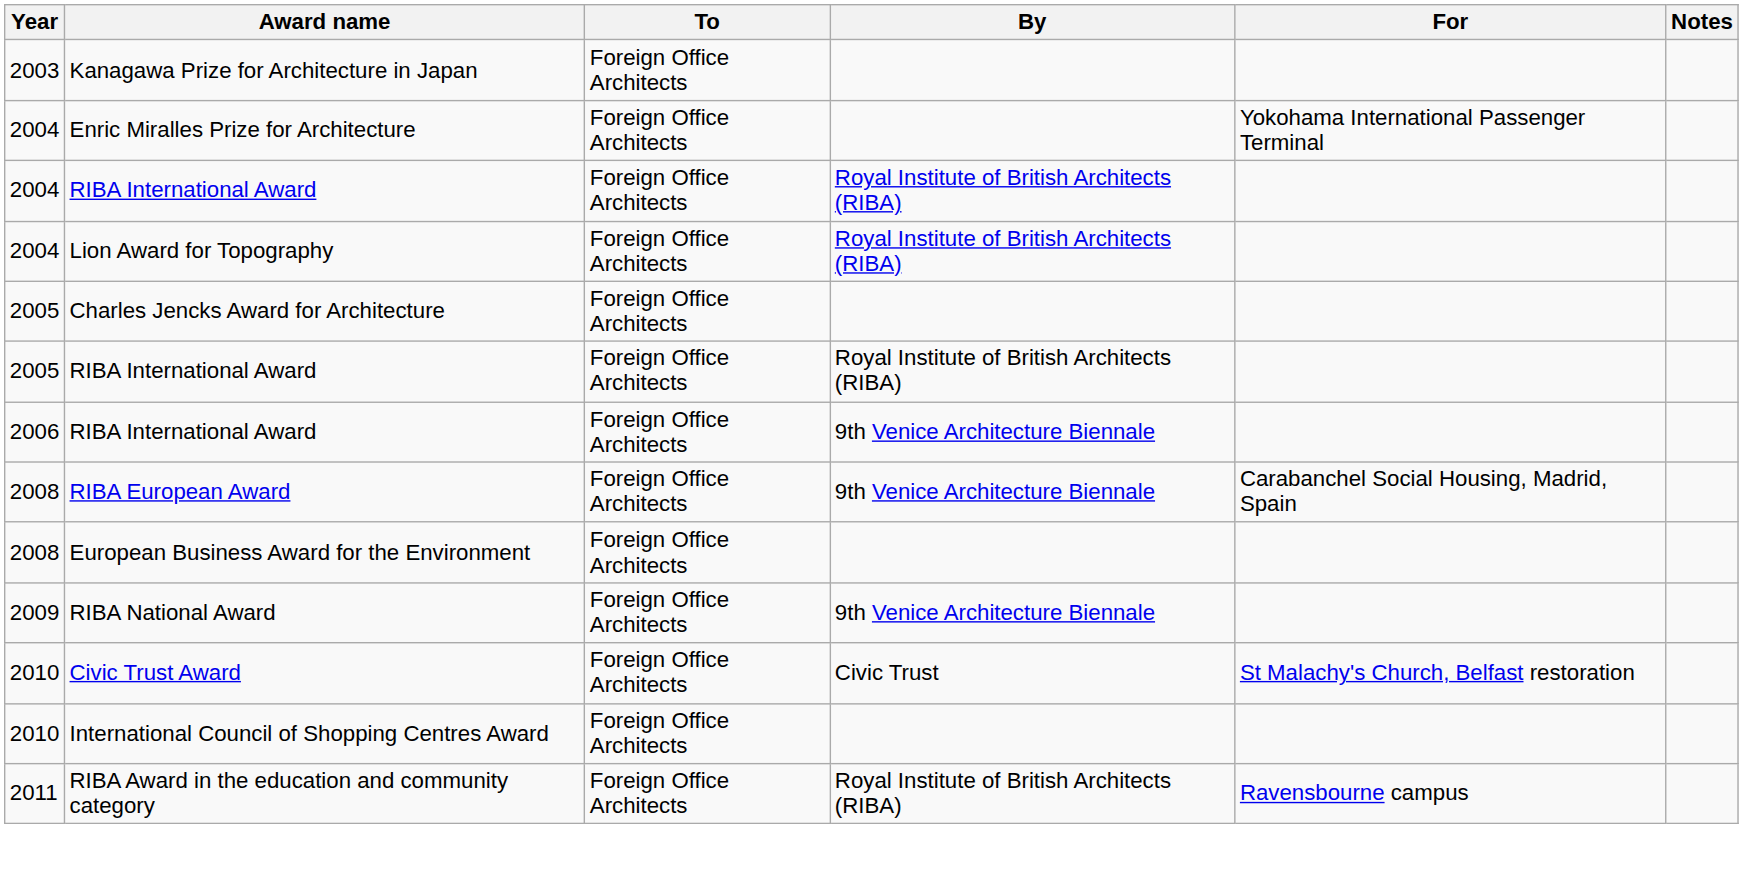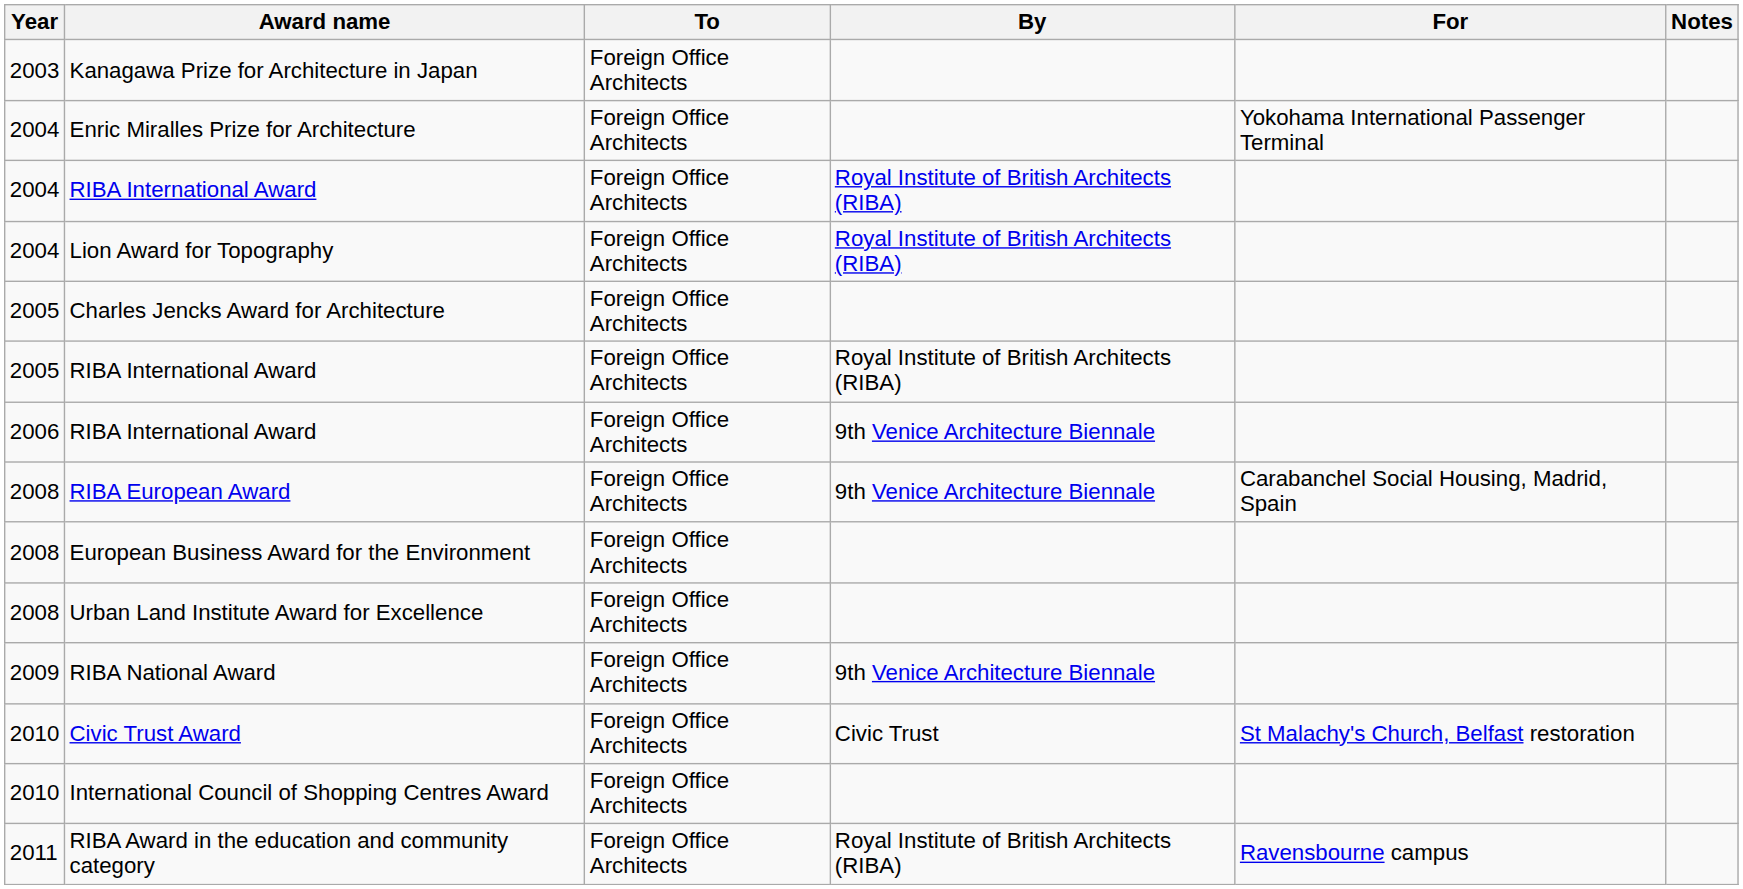+ row: (35, 612)
